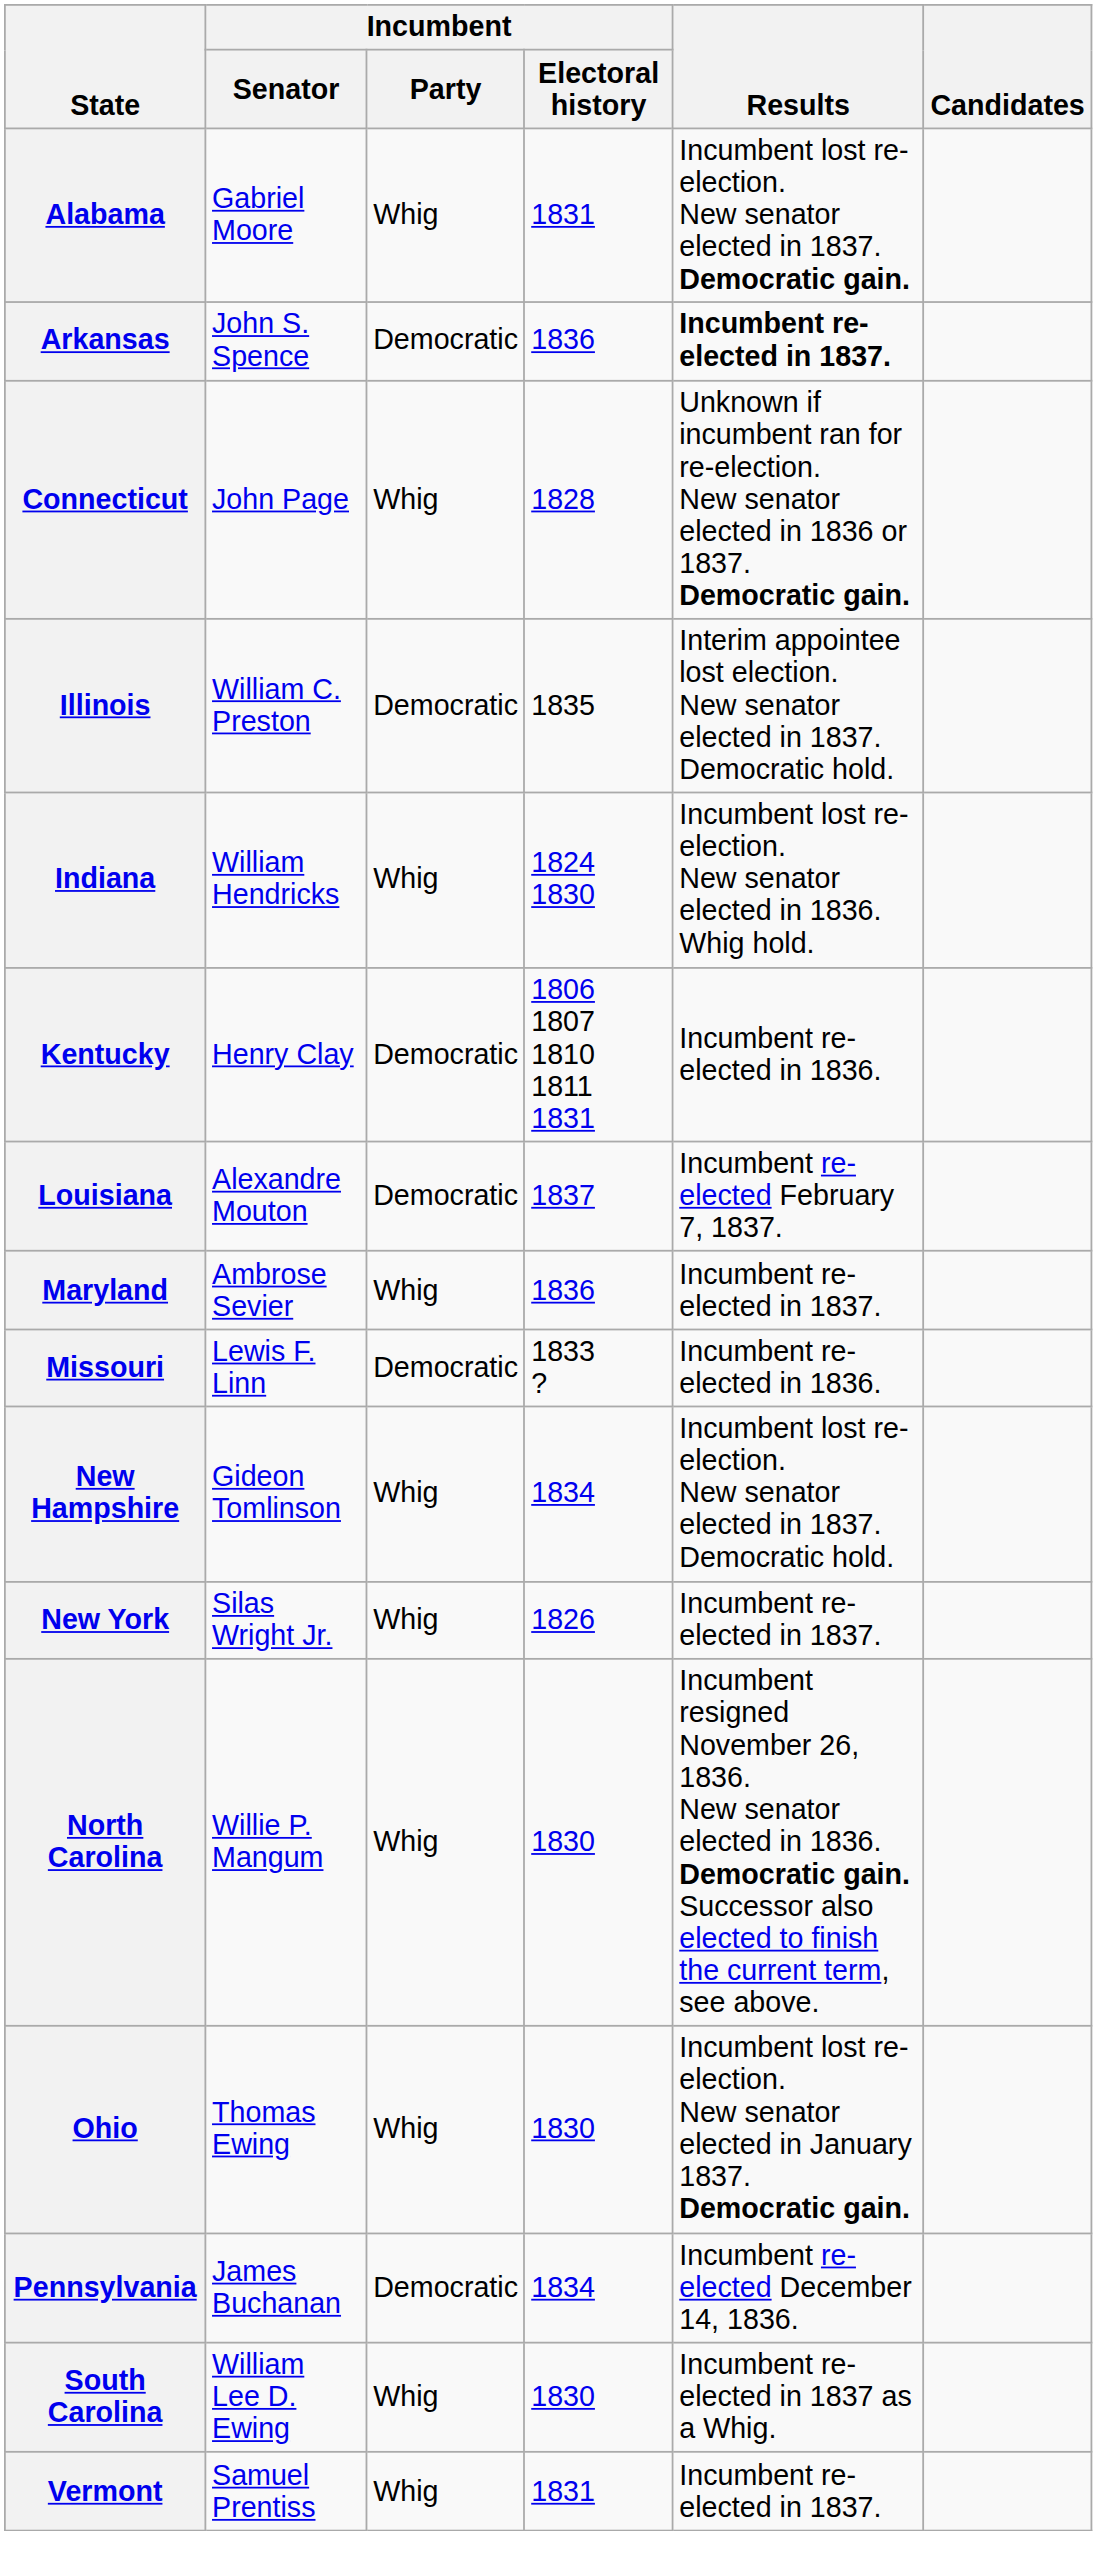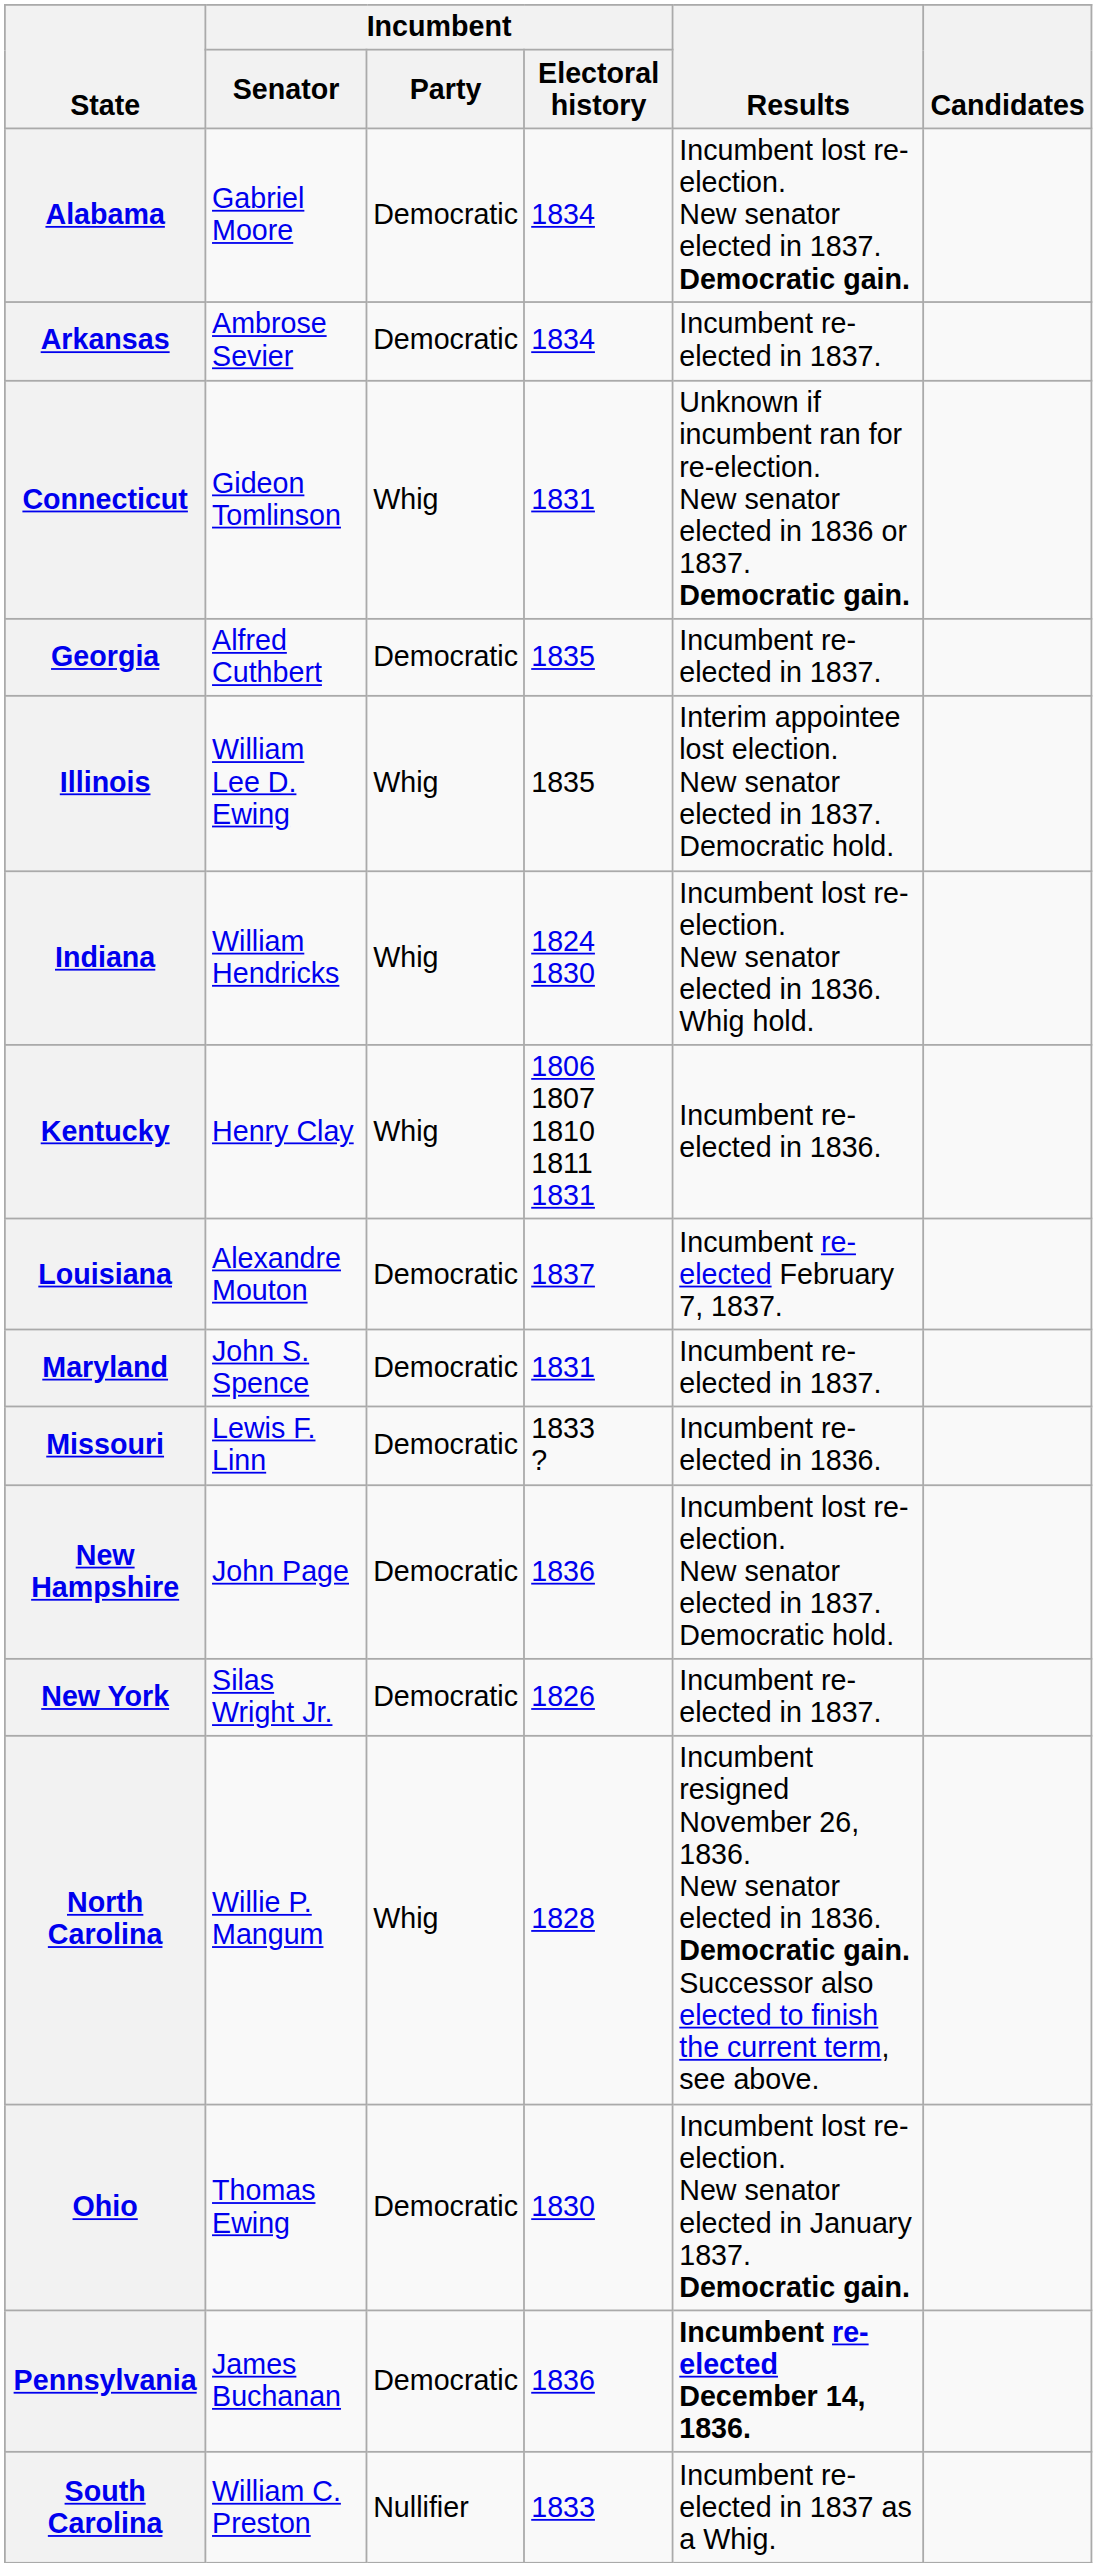(406, 214) Whig -> (446, 214) Democratic
(563, 214) 1831 -> (563, 214) 1834
(261, 340) John S. Spence -> (269, 340) Ambrose Sevier
(563, 340) 1836 -> (563, 340) 1834
(785, 340) bold -> (780, 340) normal
(281, 498) John Page -> (276, 498) Gideon Tomlinson
(563, 498) 1828 -> (563, 498) 1831
+ row: (105, 657)
(276, 705) William C. Preston -> (258, 783) William Lee D. Ewing
(446, 705) Democratic -> (406, 783) Whig
(446, 1053) Democratic -> (406, 1131) Whig
(269, 1289) Ambrose Sevier -> (261, 1367) John S. Spence
(406, 1289) Whig -> (446, 1367) Democratic
(563, 1289) 1836 -> (563, 1367) 1831
(276, 1493) Gideon Tomlinson -> (281, 1571) John Page
(406, 1493) Whig -> (446, 1571) Democratic
(563, 1493) 1834 -> (563, 1571) 1836
(406, 1619) Whig -> (446, 1697) Democratic
(563, 1842) 1830 -> (563, 1919) 1828
(406, 2129) Whig -> (446, 2206) Democratic
(563, 2287) 1834 -> (563, 2381) 1836
(795, 2287) normal -> (774, 2381) bold
(258, 2397) William Lee D. Ewing -> (276, 2507) William C. Preston
(406, 2397) Whig -> (421, 2507) Nullifier
(563, 2397) 1830 -> (563, 2507) 1833
- row: (105, 2490)
